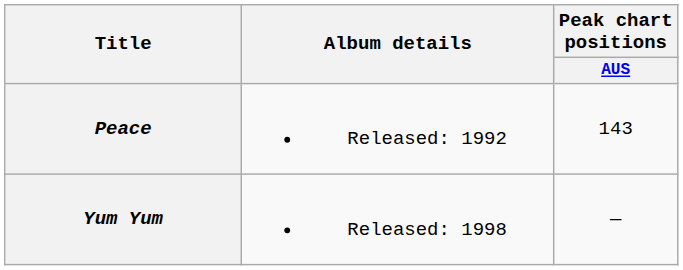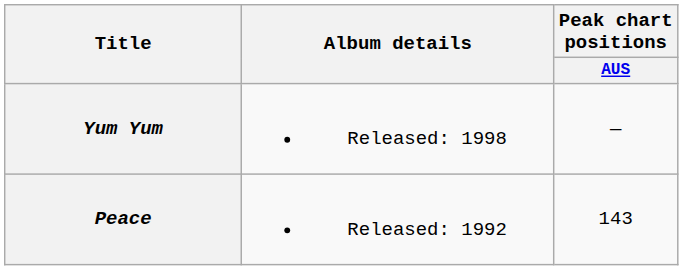rows swapped: (123, 128) <-> (123, 219)
